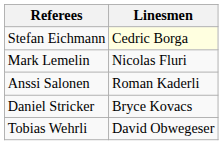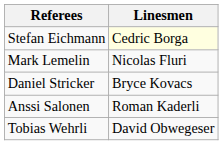rows swapped: (49, 83) <-> (51, 106)
